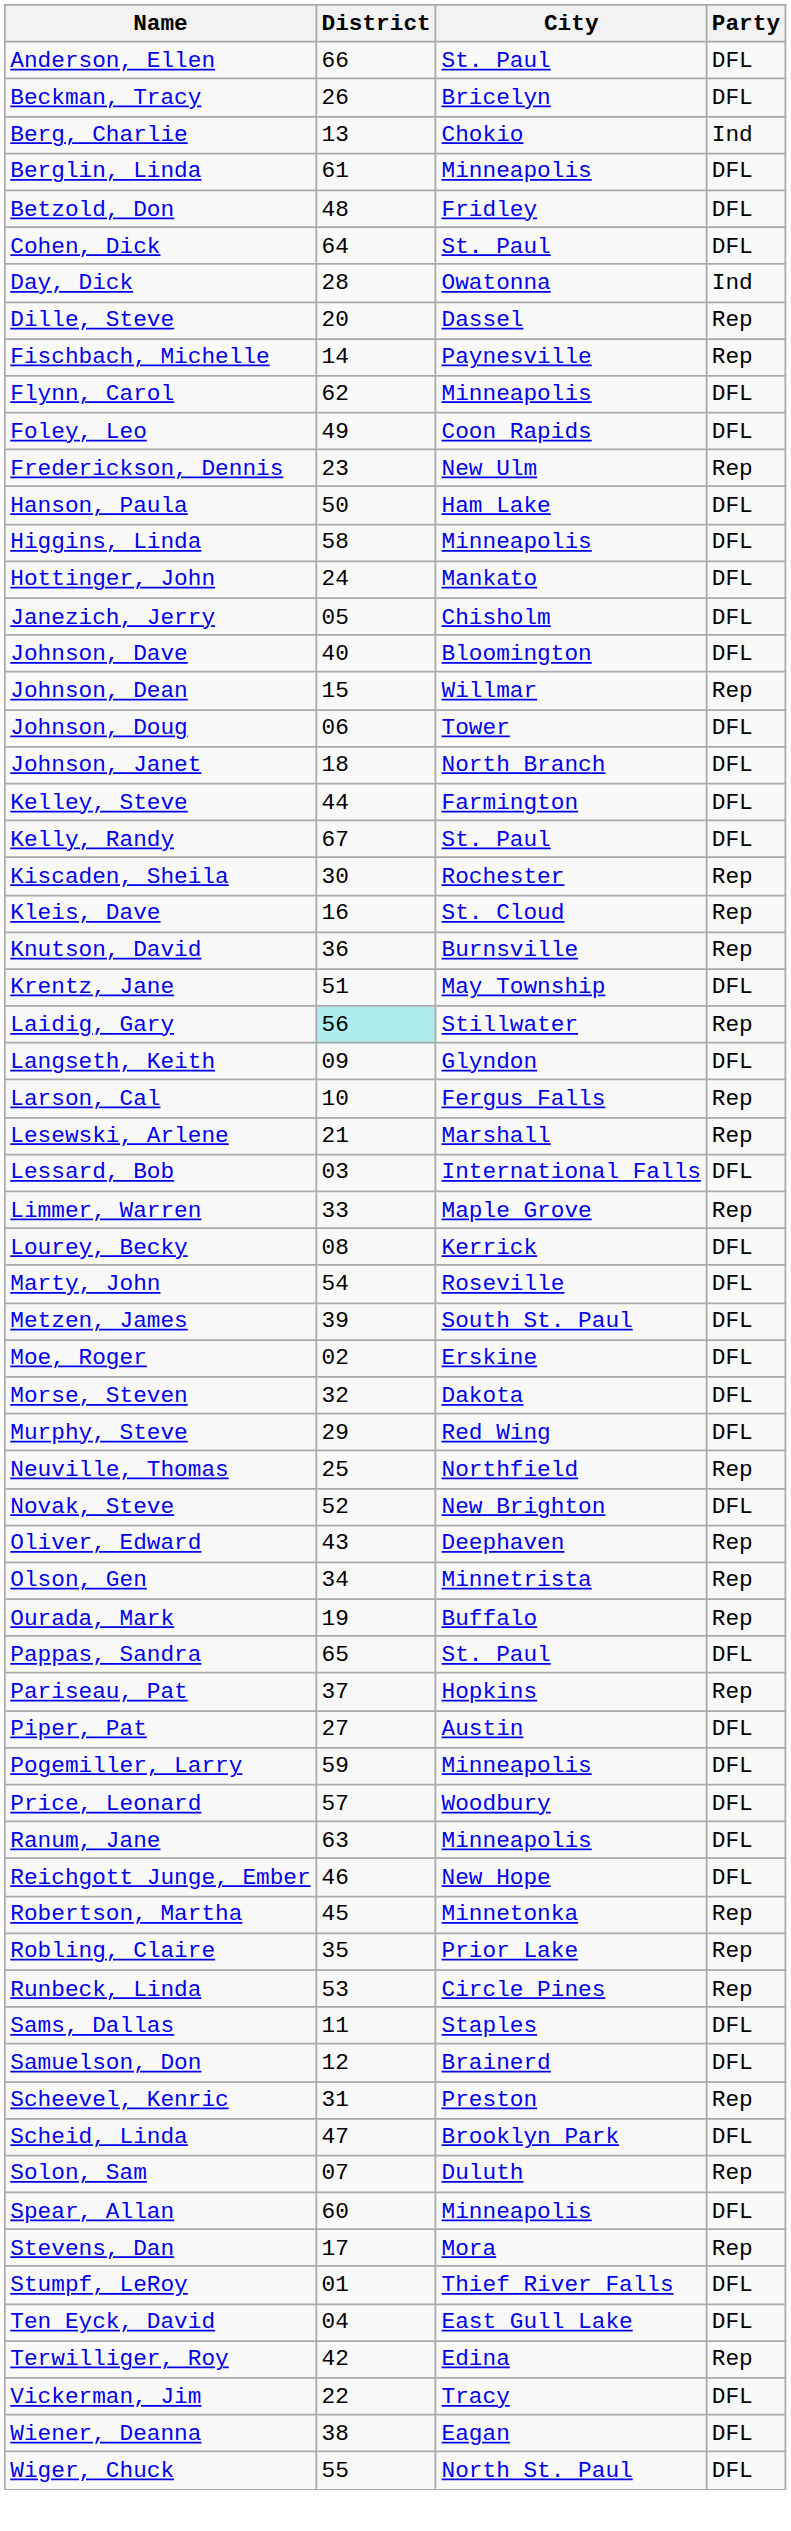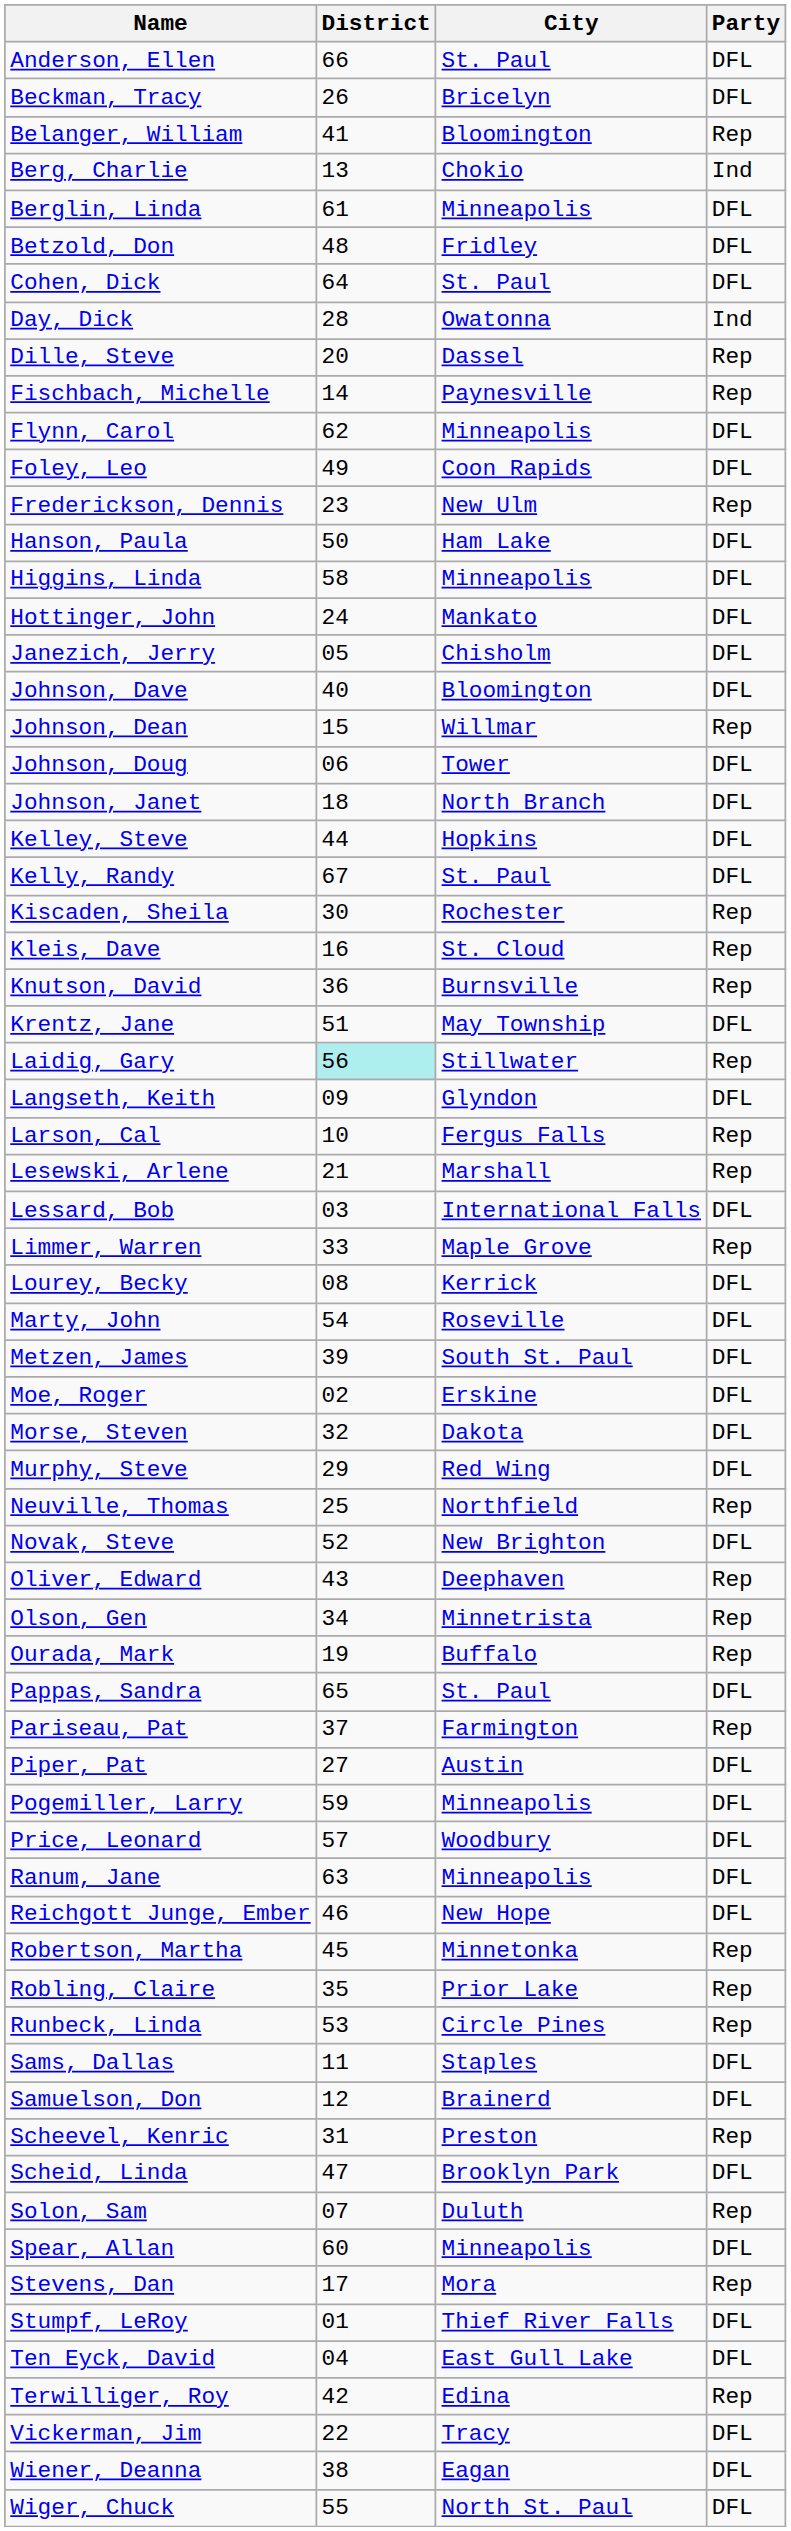+ row: (126, 135)
(510, 802) Farmington -> (489, 839) Hopkins
(489, 1692) Hopkins -> (510, 1729) Farmington
